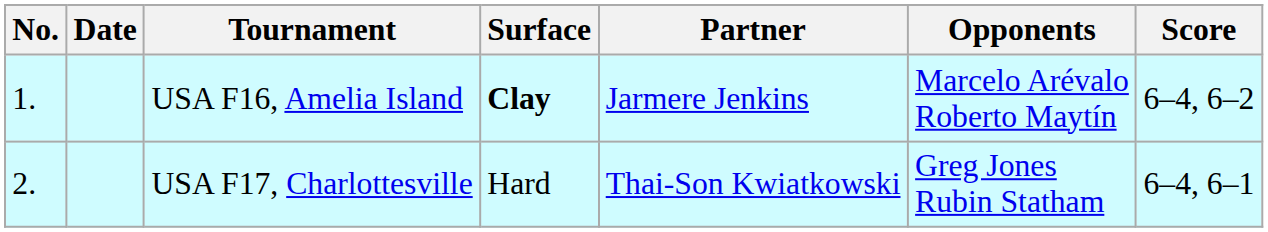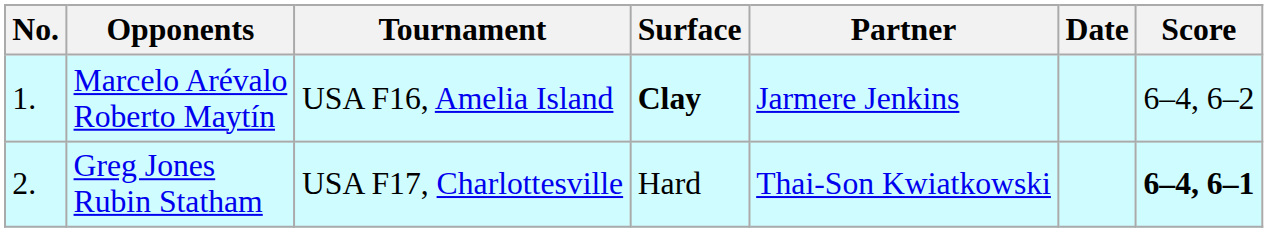columns swapped: (105, 29) <-> (1022, 29)
(1199, 183) normal -> (1199, 183) bold
